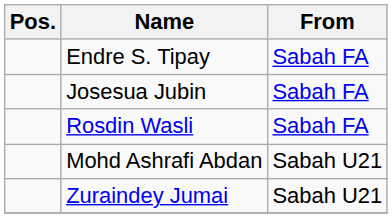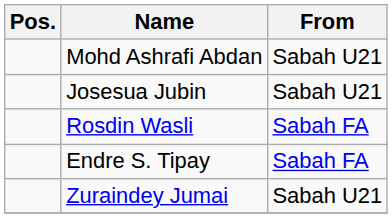rows swapped: (138, 56) <-> (164, 160)
(321, 91) Sabah FA -> (327, 91) Sabah U21
